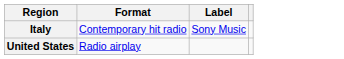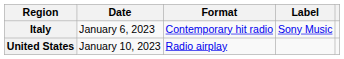+ column: (120, 12)
